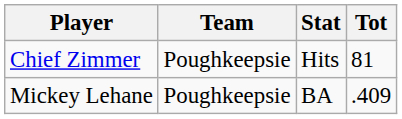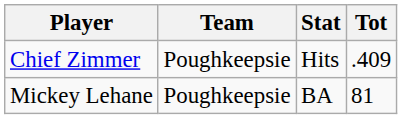(363, 58) 81 -> (371, 58) .409
(371, 95) .409 -> (363, 95) 81
